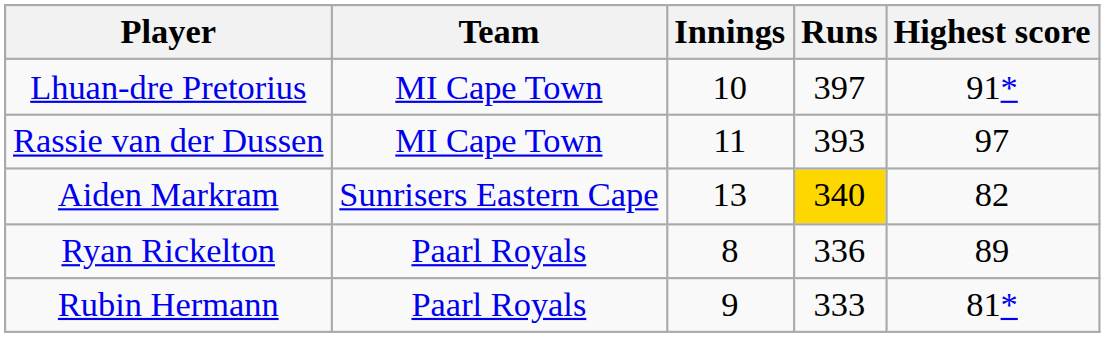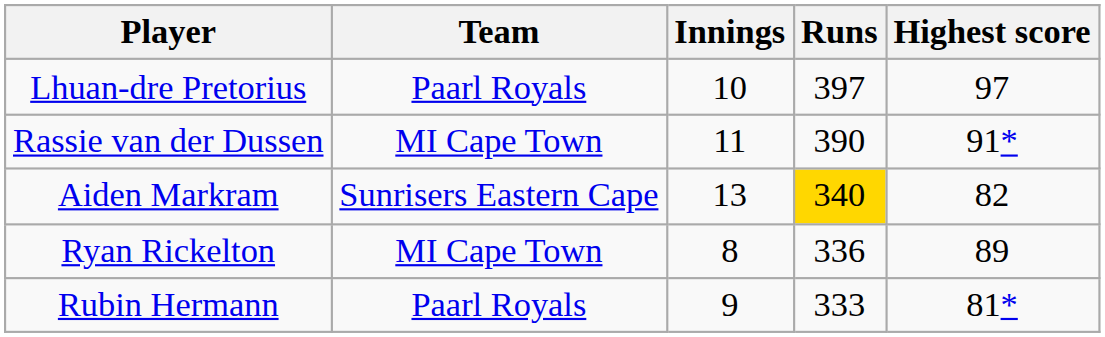(499, 86) MI Cape Town -> (499, 86) Paarl Royals
(992, 86) 91* -> (992, 86) 97
(839, 140) 393 -> (839, 140) 390
(992, 140) 97 -> (992, 140) 91*
(499, 250) Paarl Royals -> (499, 250) MI Cape Town
